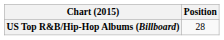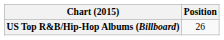(200, 27) 28 -> (200, 27) 26
